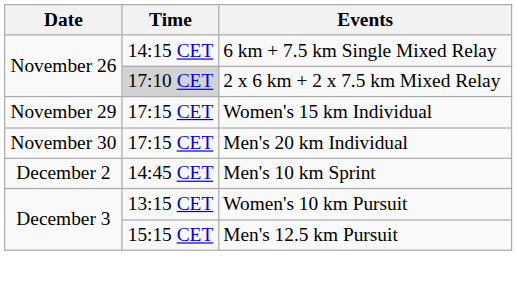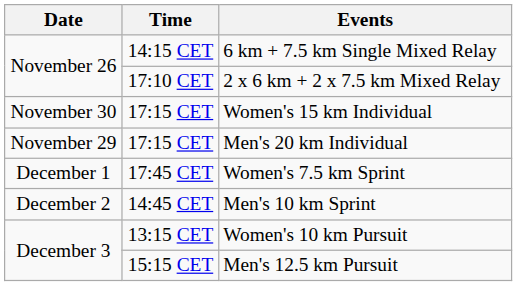(170, 81) lightgrey background -> (170, 81) no background
(63, 111) November 29 -> (63, 111) November 30
(63, 142) November 30 -> (63, 142) November 29
+ row: (314, 173)
